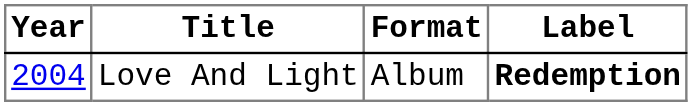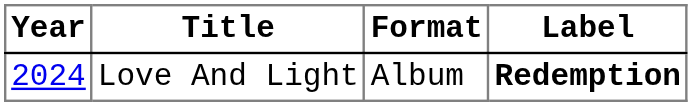(48, 77) 2004 -> (48, 77) 2024
